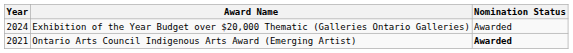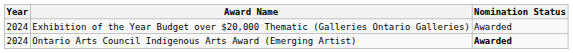(17, 41) 2021 -> (17, 41) 2024
